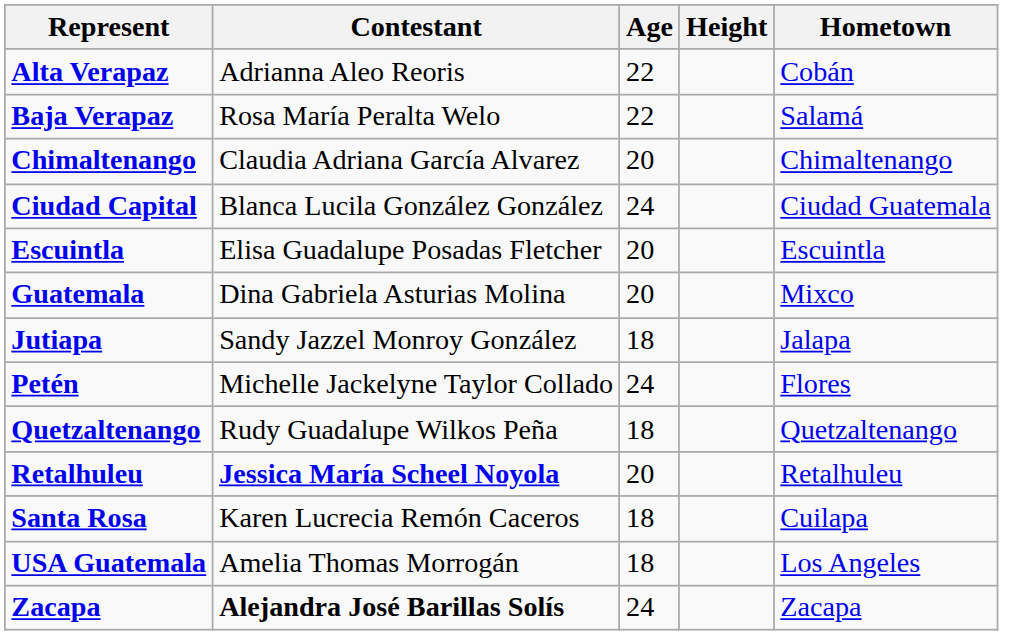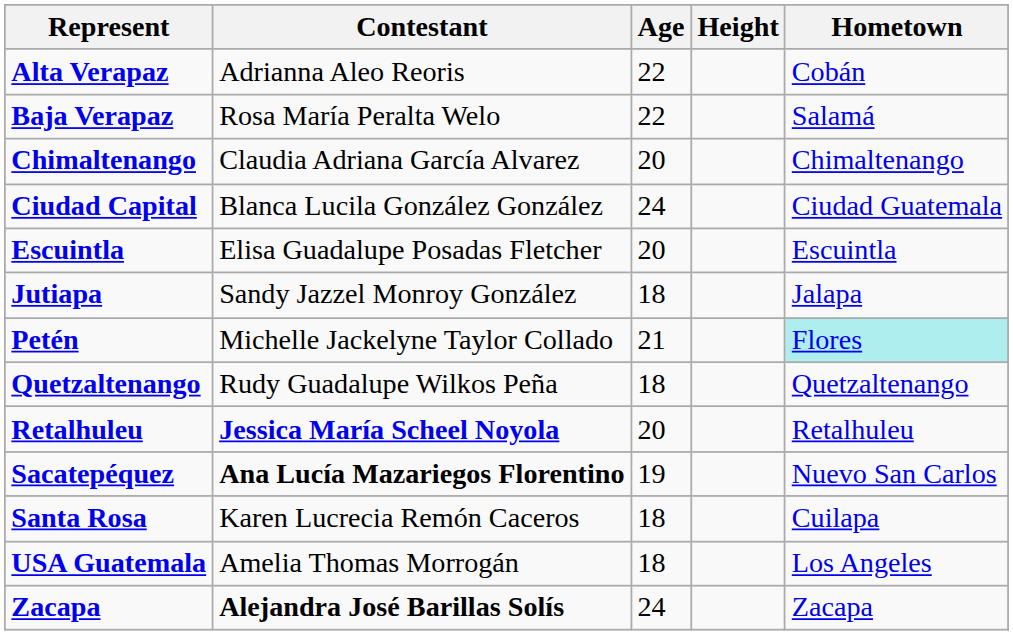- row: (78, 294)
(640, 384) 24 -> (652, 339) 21
(816, 384) no background -> (827, 339) paleturquoise background
+ row: (93, 473)
